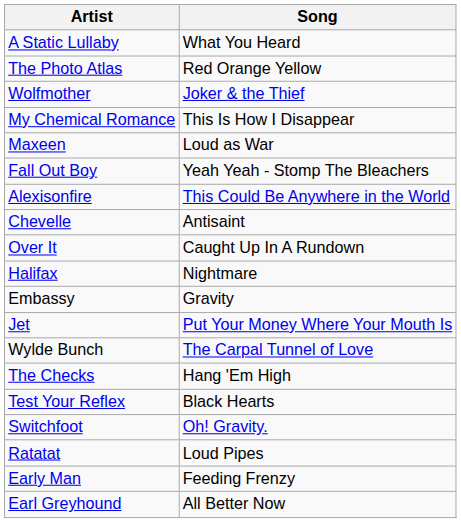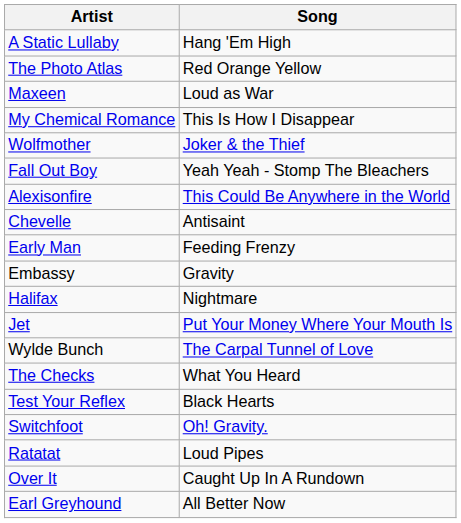(242, 42) What You Heard -> (237, 42) Hang 'Em High
rows swapped: (49, 94) <-> (37, 145)
rows swapped: (45, 478) <-> (32, 247)
rows swapped: (41, 299) <-> (33, 273)
(237, 376) Hang 'Em High -> (242, 376) What You Heard
